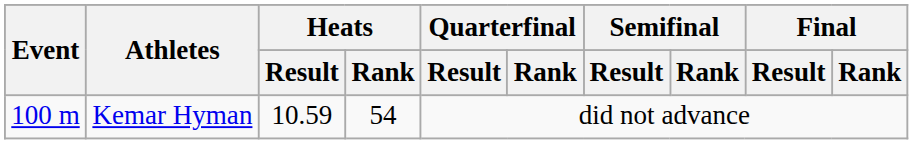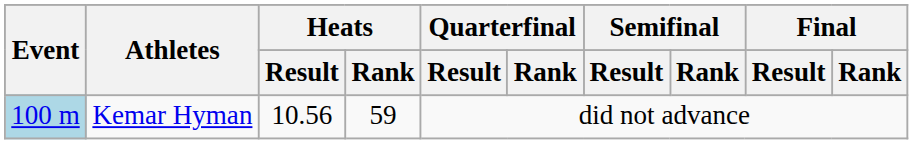(45, 116) no background -> (45, 116) lightblue background
(302, 116) 10.59 -> (302, 116) 10.56
(383, 116) 54 -> (383, 116) 59
